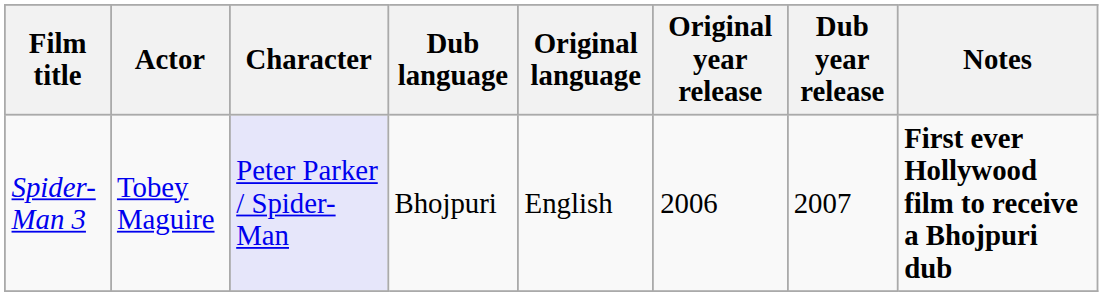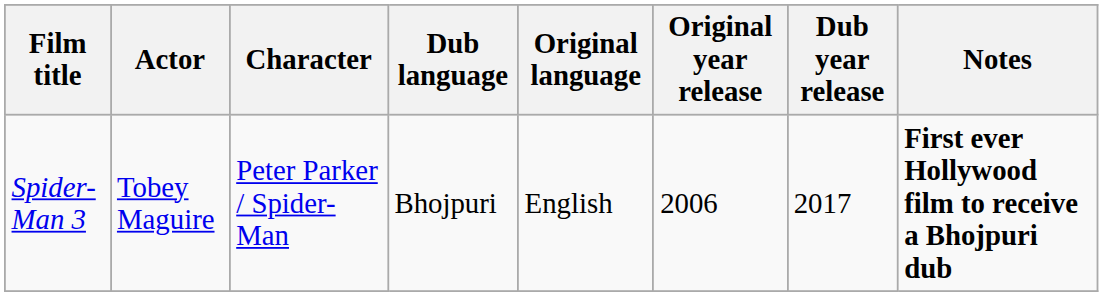(307, 202) lavender background -> (307, 202) no background
(822, 202) 2007 -> (822, 202) 2017
